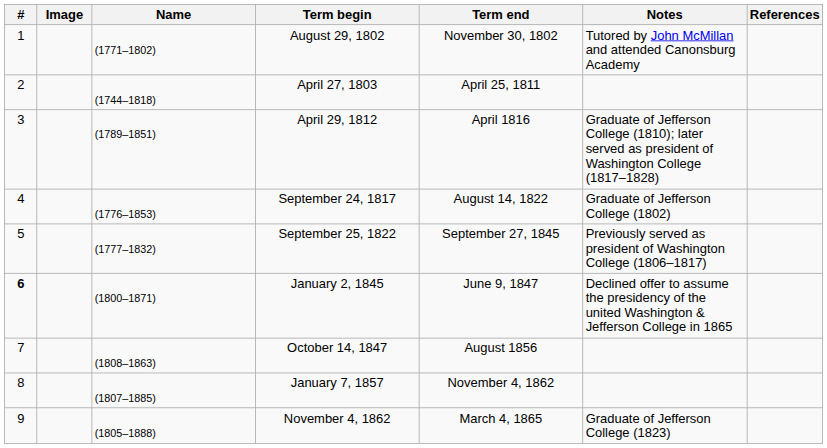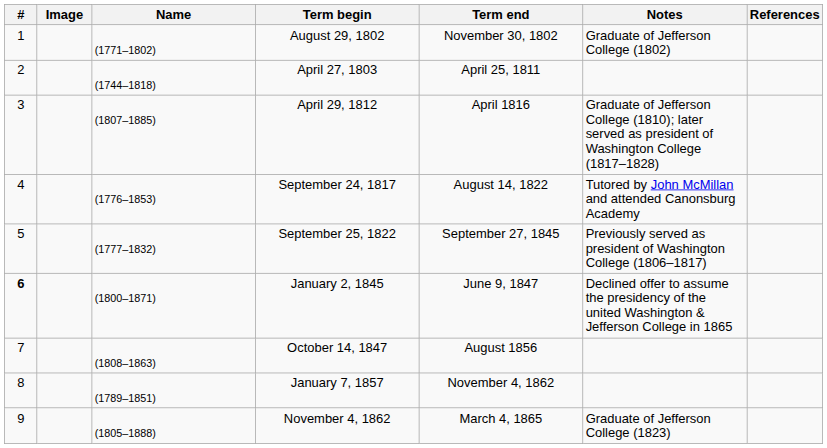(661, 49) Tutored by John McMillan and attended Canonsburg Academy -> (648, 42) Graduate of Jefferson College (1802)
(125, 135) (1789–1851) -> (125, 120) (1807–1885)
(648, 206) Graduate of Jefferson College (1802) -> (661, 199) Tutored by John McMillan and attended Canonsburg Academy
(125, 398) (1807–1885) -> (125, 398) (1789–1851)
